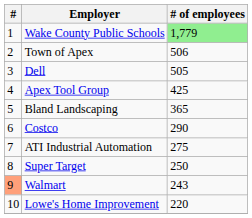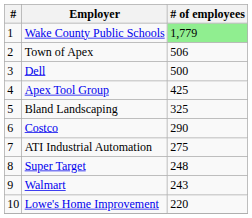(179, 71) 505 -> (179, 71) 500
(179, 109) 365 -> (179, 109) 325
(179, 166) 250 -> (179, 166) 248
(10, 185) lightsalmon background -> (10, 185) no background
